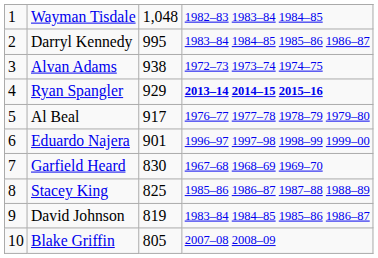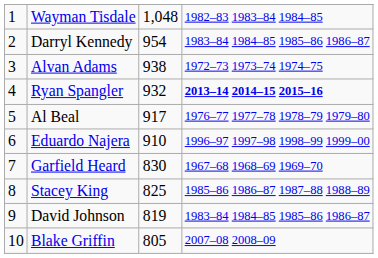(155, 41) 995 -> (155, 41) 954
(155, 91) 929 -> (155, 91) 932
(155, 141) 901 -> (155, 141) 910
